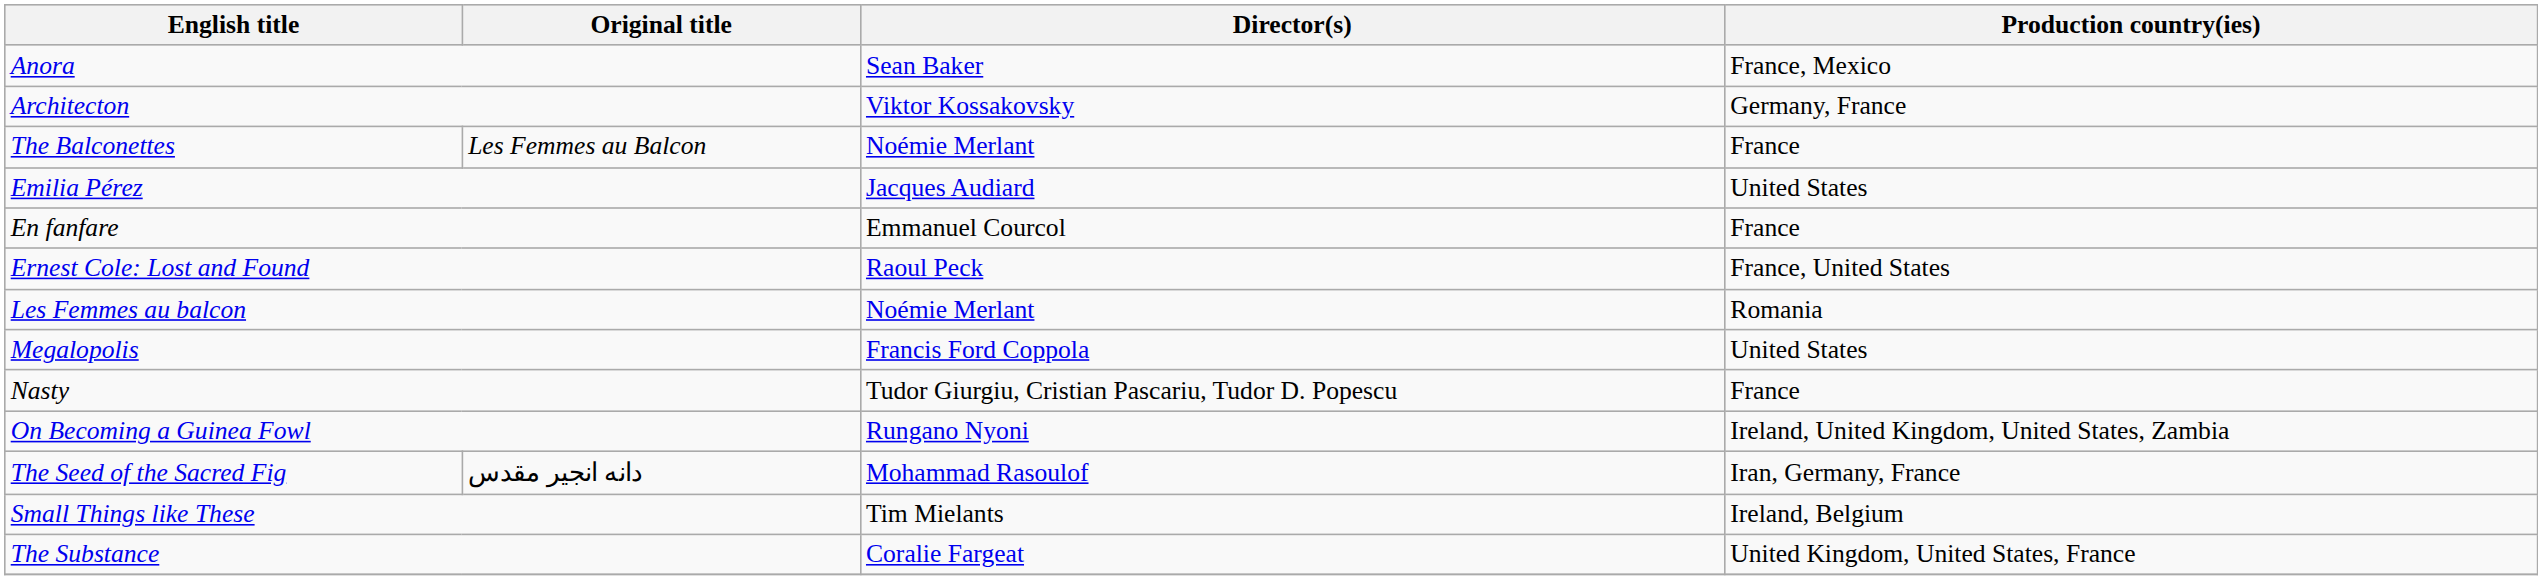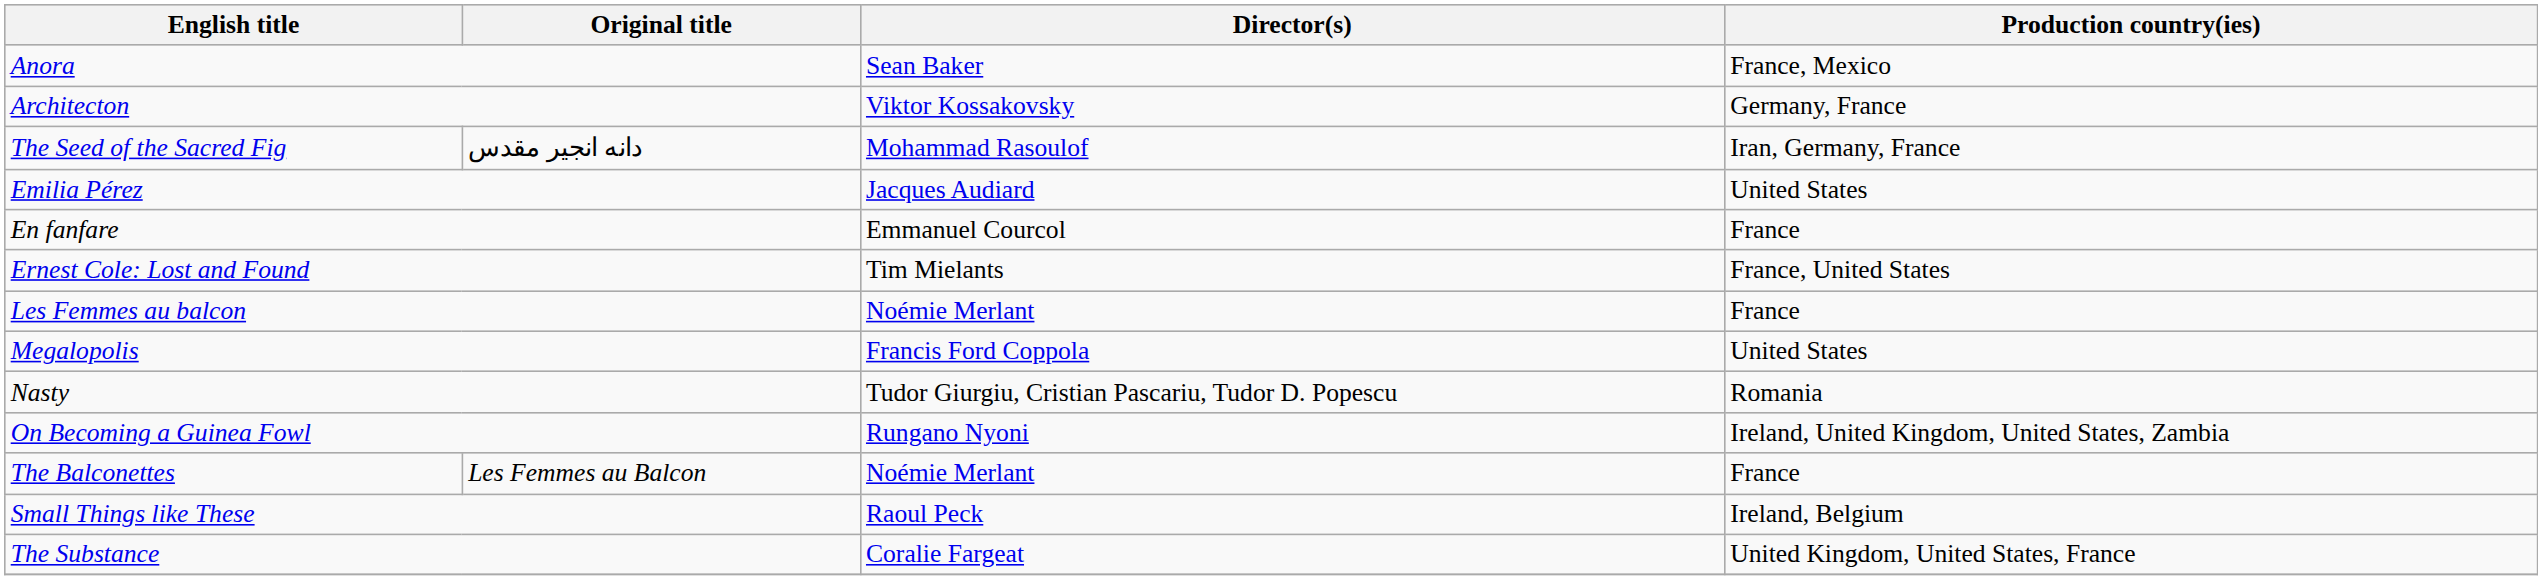rows swapped: (93, 146) <-> (149, 472)
(925, 268) Raoul Peck -> (935, 270) Tim Mielants
(1777, 308) Romania -> (1765, 310) France
(1765, 390) France -> (1777, 391) Romania
(935, 513) Tim Mielants -> (925, 513) Raoul Peck
